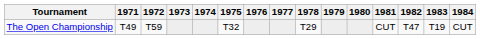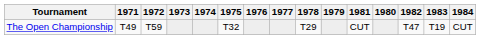columns swapped: (360, 12) <-> (385, 12)
